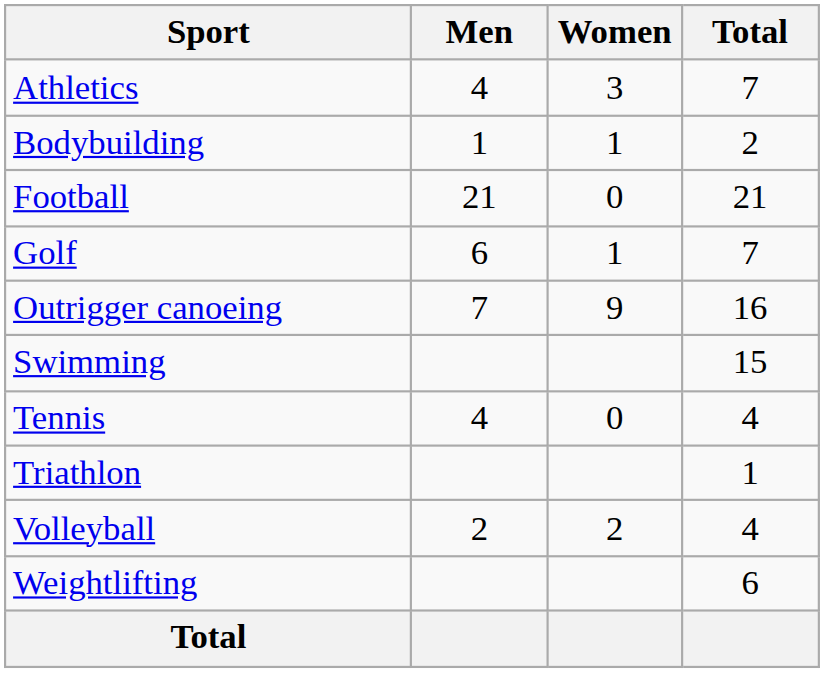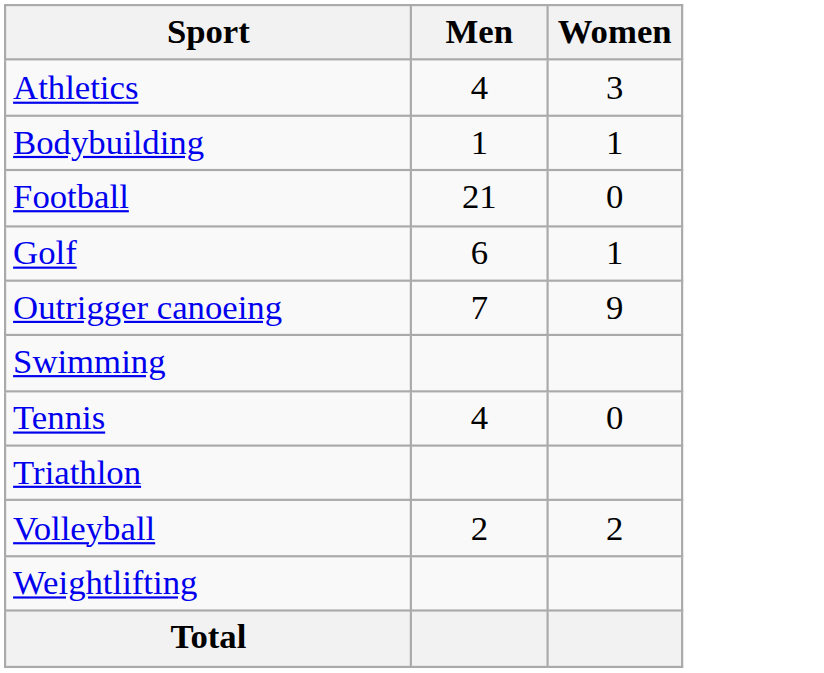- column: (750, 32)
